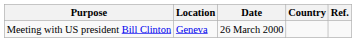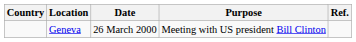columns swapped: (307, 12) <-> (89, 12)
